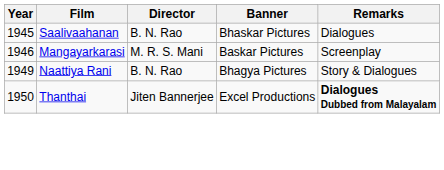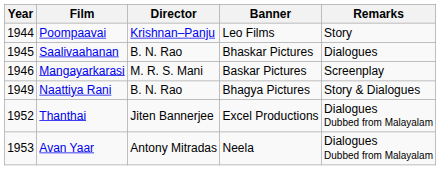+ row: (73, 33)
(20, 96) 1950 -> (20, 115) 1952
(379, 96) bold -> (379, 115) normal
+ row: (67, 148)
